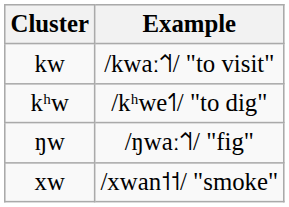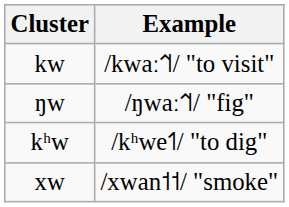rows swapped: (50, 102) <-> (50, 142)
